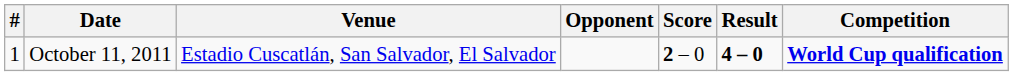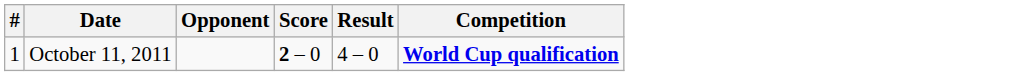- column: (368, 20)
(742, 53) bold -> (358, 53) normal
